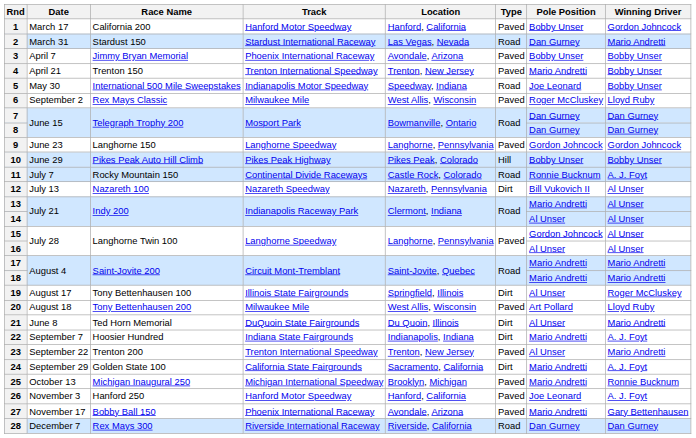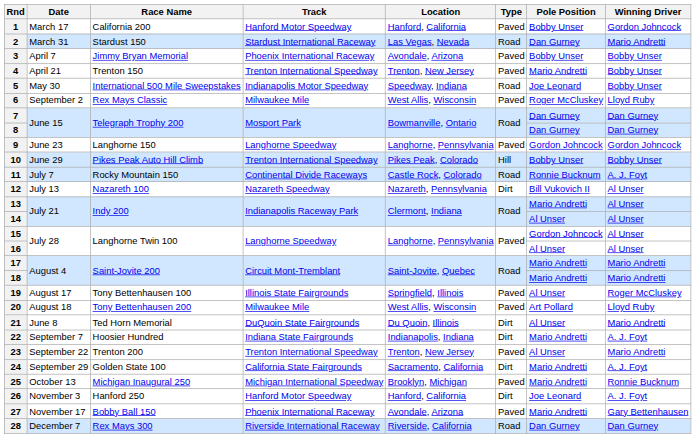(288, 159) Pikes Peak Highway -> (311, 159) Trenton International Speedway
(505, 292) Dirt -> (511, 292) Paved
(511, 396) Paved -> (505, 396) Dirt
